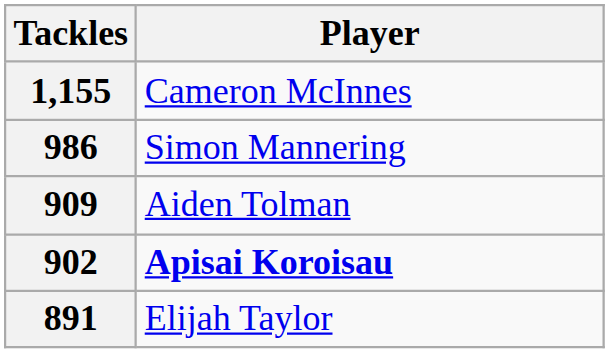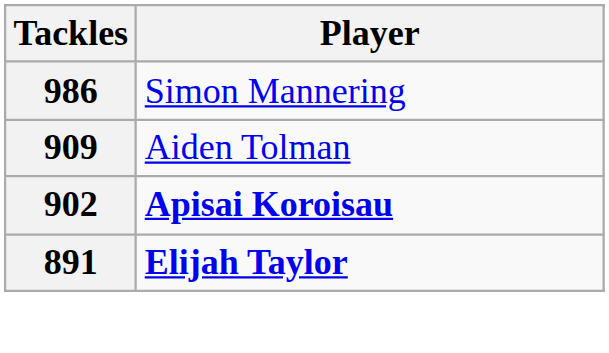- row: (71, 90)
(239, 318) normal -> (246, 261) bold
